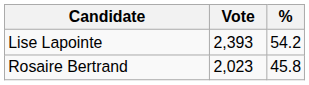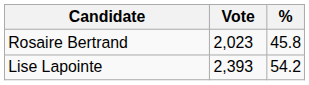rows swapped: (55, 42) <-> (68, 67)
